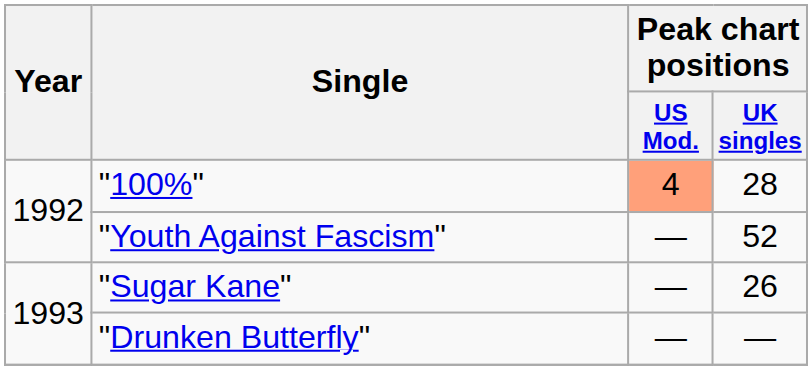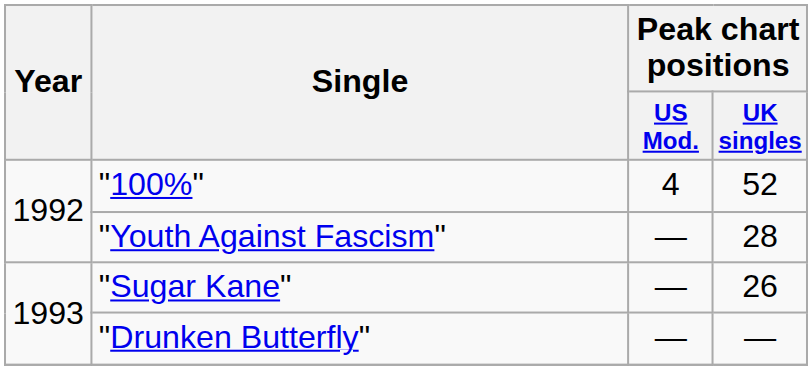(671, 185) lightsalmon background -> (671, 185) no background
(760, 185) 28 -> (760, 185) 52
(760, 236) 52 -> (760, 236) 28
